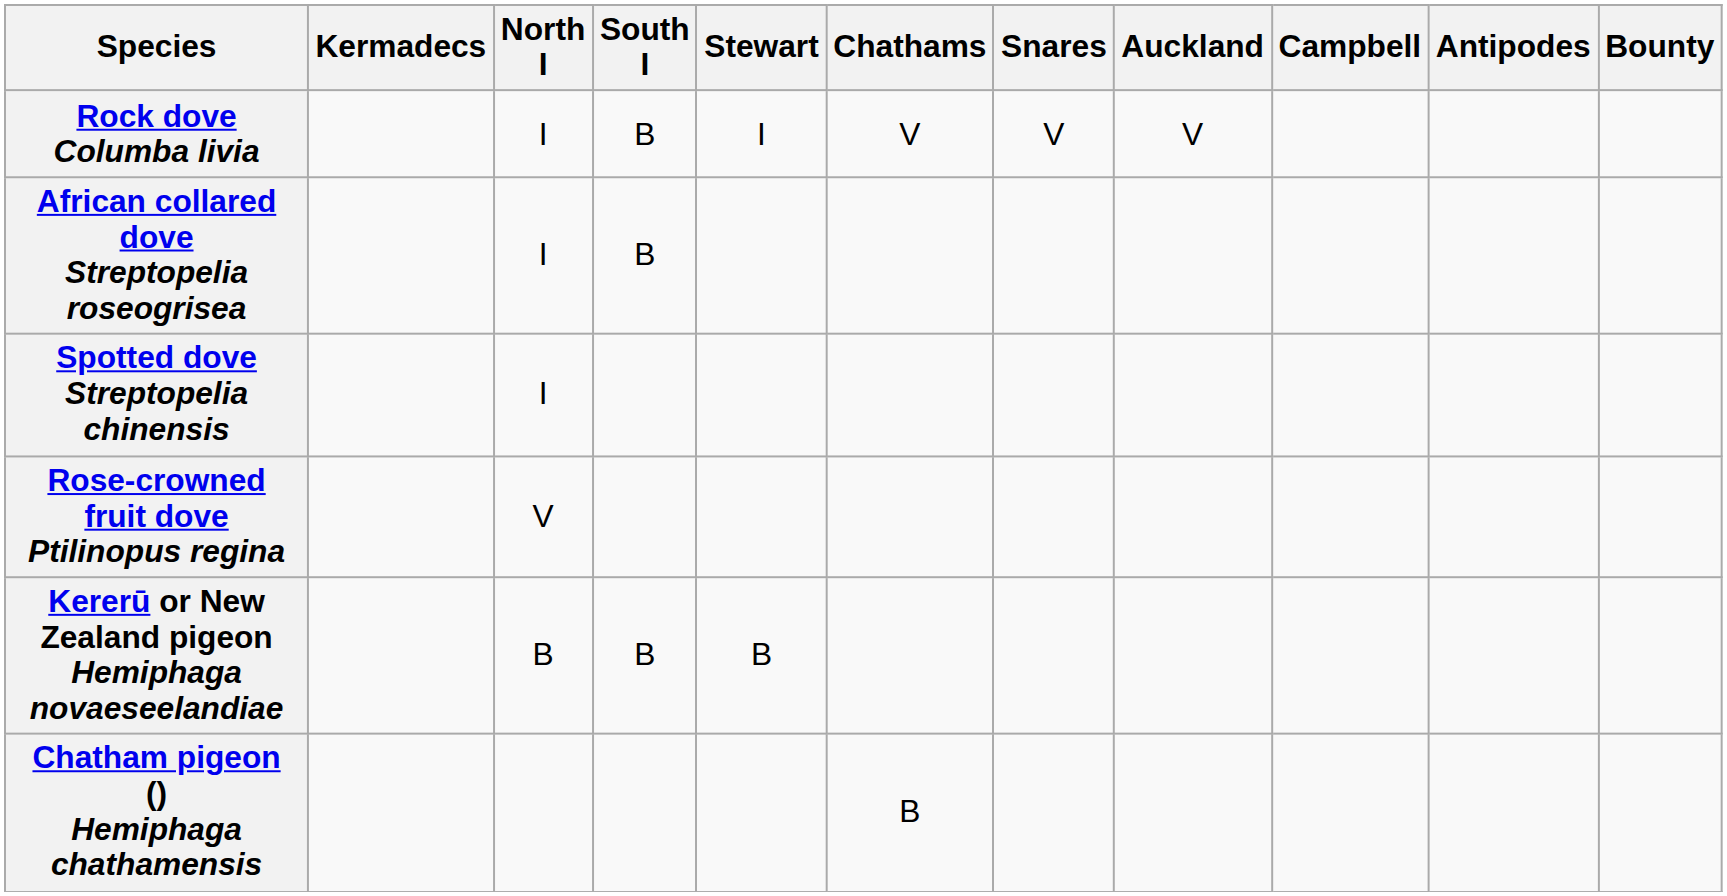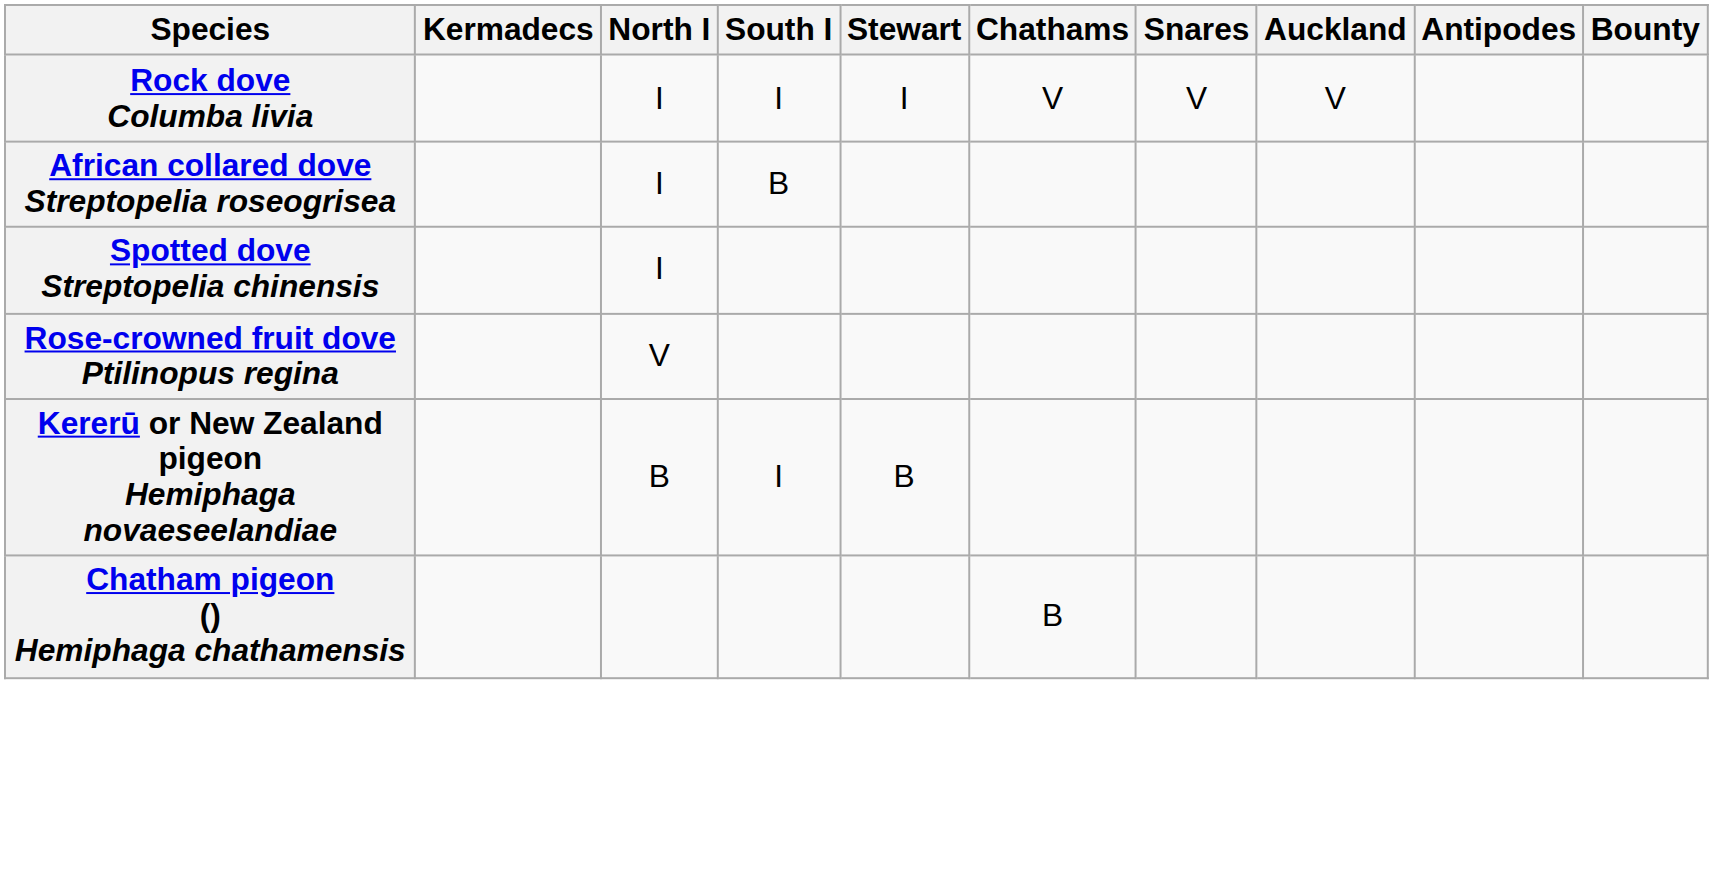- column: (1350, 47)
(645, 133) B -> (779, 97) I
(645, 655) B -> (779, 476) I
